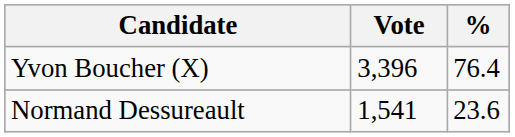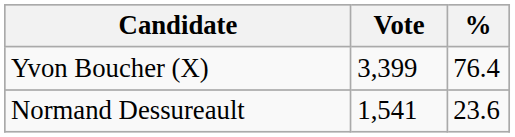(387, 68) 3,396 -> (387, 68) 3,399
